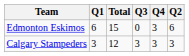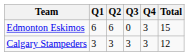columns swapped: (176, 12) <-> (119, 12)
